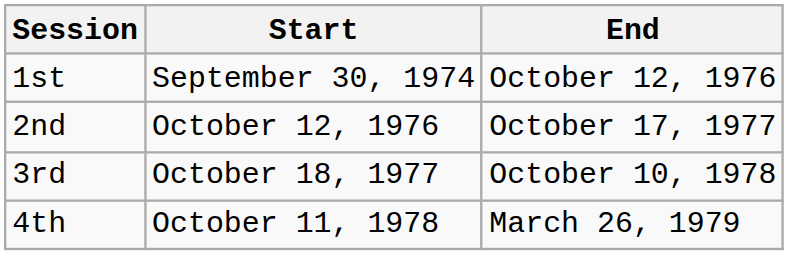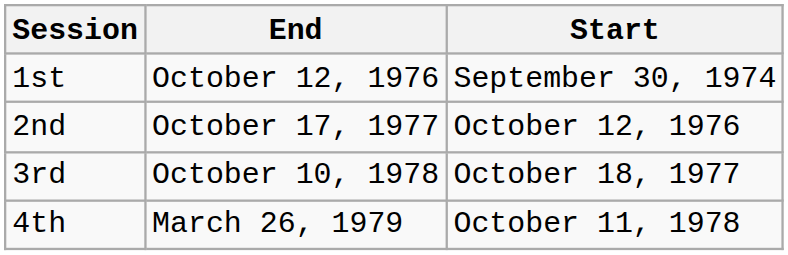columns swapped: (314, 30) <-> (633, 30)
